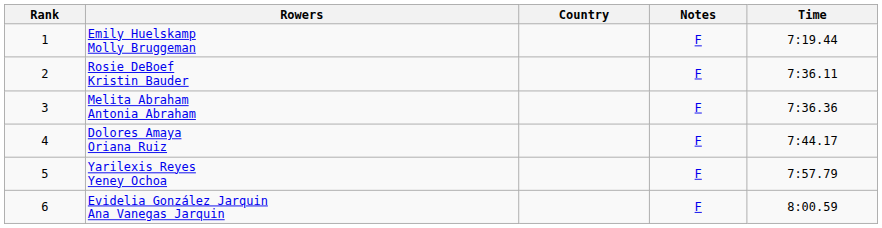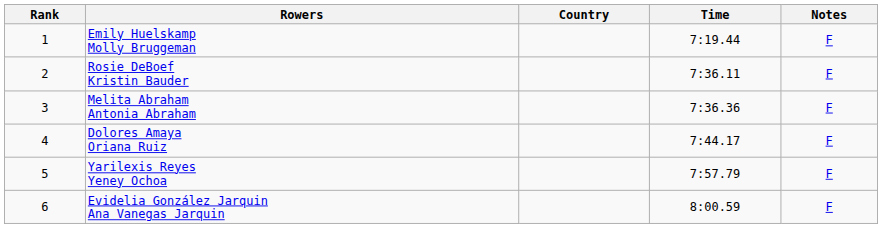columns swapped: (812, 14) <-> (698, 14)
